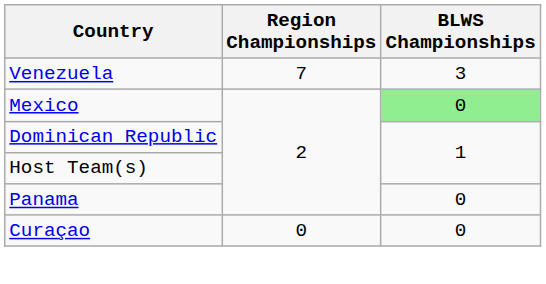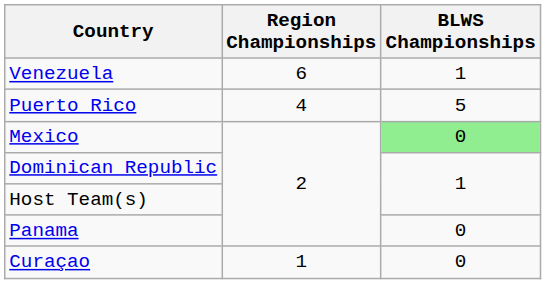(301, 74) 7 -> (301, 74) 6
(461, 74) 3 -> (461, 74) 1
+ row: (73, 105)
(301, 231) 0 -> (301, 262) 1
